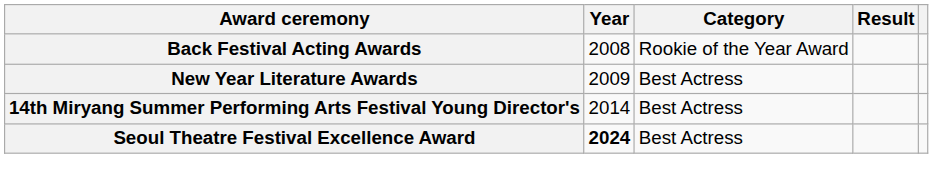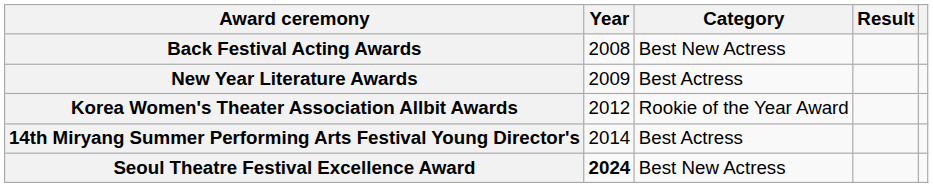(744, 49) Rookie of the Year Award -> (712, 49) Best New Actress
+ row: (294, 108)
(691, 138) Best Actress -> (712, 167) Best New Actress
